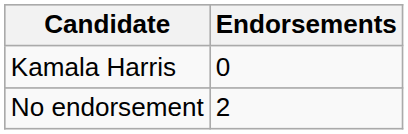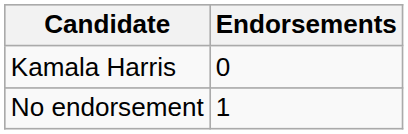(223, 107) 2 -> (223, 107) 1
